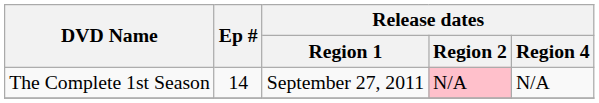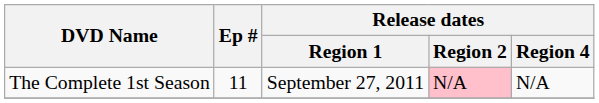(238, 82) 14 -> (238, 82) 11
